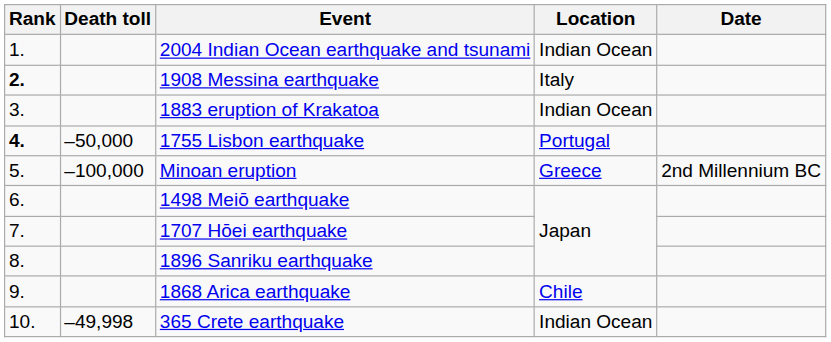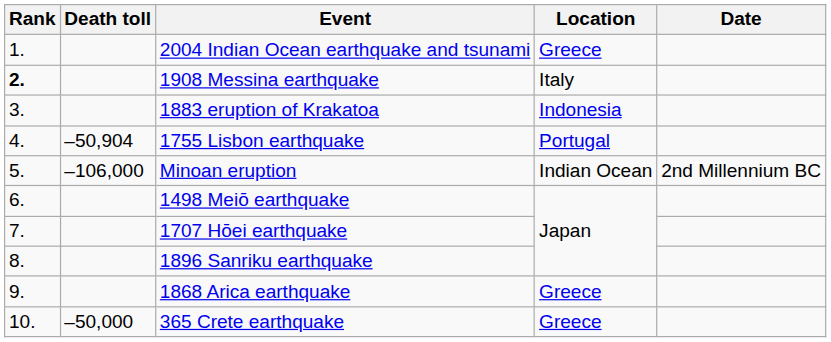(596, 49) Indian Ocean -> (570, 49) Greece
(596, 110) Indian Ocean -> (580, 110) Indonesia
(17, 140) bold -> (17, 140) normal
(99, 140) –50,000 -> (99, 140) –50,904
(104, 170) –100,000 -> (104, 170) –106,000
(570, 170) Greece -> (596, 170) Indian Ocean
(561, 291) Chile -> (570, 291) Greece
(99, 321) –49,998 -> (99, 321) –50,000
(596, 321) Indian Ocean -> (570, 321) Greece
